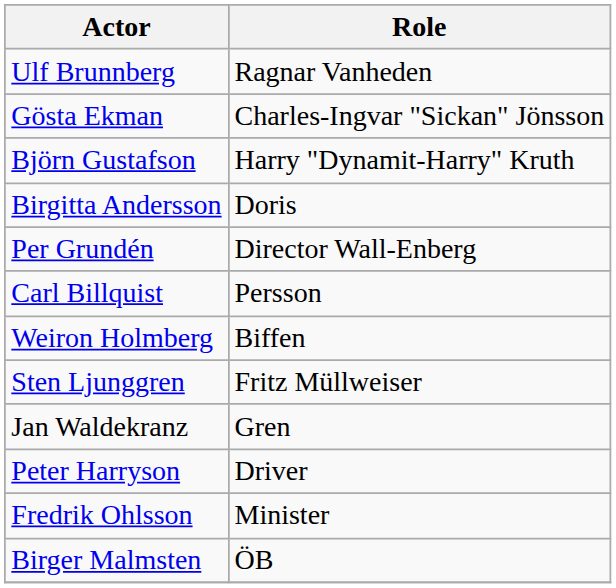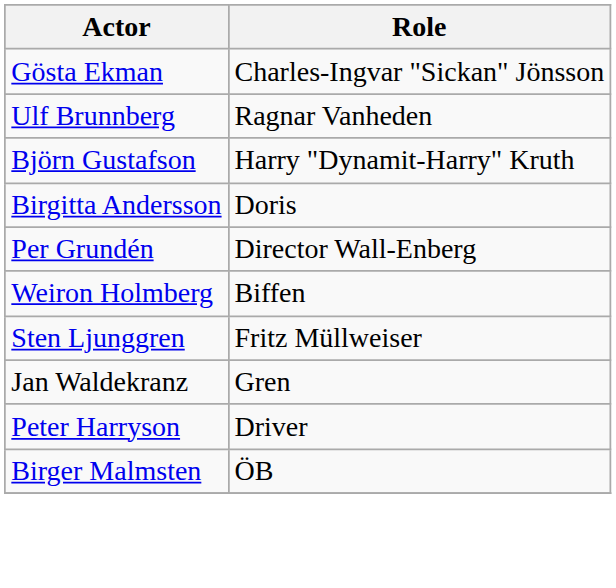rows swapped: (87, 115) <-> (93, 71)
- row: (87, 293)
- row: (102, 515)
